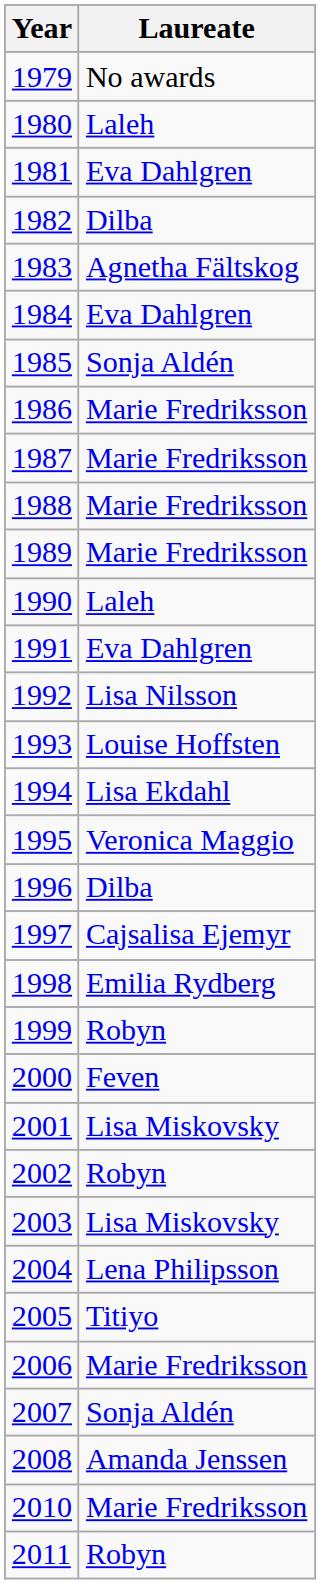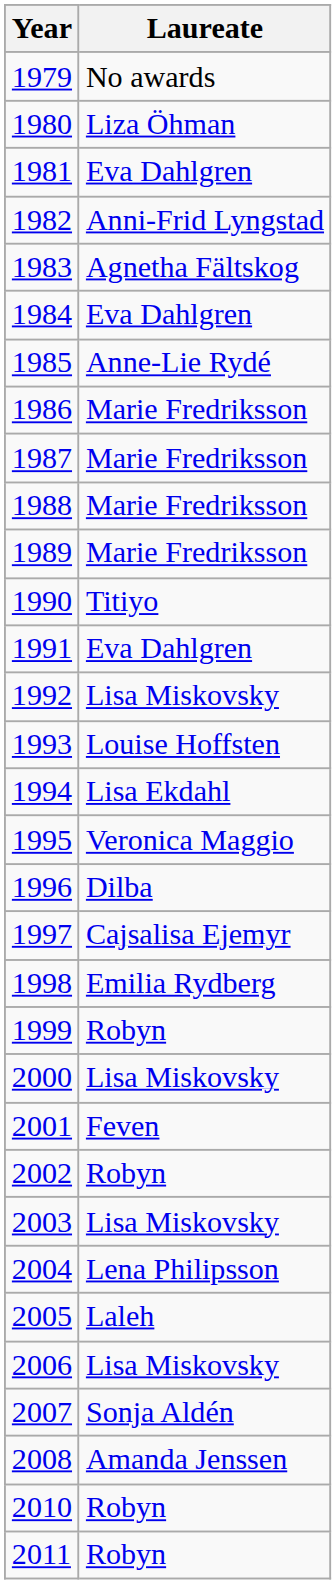(120, 123) Laleh -> (161, 123) Liza Öhman
(119, 219) Dilba -> (205, 219) Anni-Frid Lyngstad
(160, 362) Sonja Aldén -> (178, 362) Anne-Lie Rydé
(120, 600) Laleh -> (122, 600) Titiyo
(162, 696) Lisa Nilsson -> (182, 696) Lisa Miskovsky
(123, 1077) Feven -> (182, 1077) Lisa Miskovsky
(182, 1125) Lisa Miskovsky -> (123, 1125) Feven
(122, 1316) Titiyo -> (120, 1316) Laleh
(197, 1364) Marie Fredriksson -> (182, 1364) Lisa Miskovsky
(197, 1507) Marie Fredriksson -> (126, 1507) Robyn
